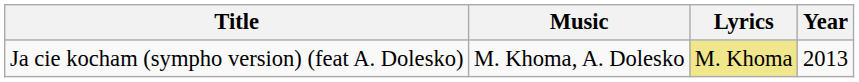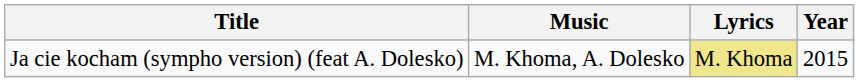(826, 58) 2013 -> (826, 58) 2015
